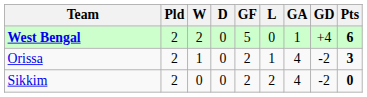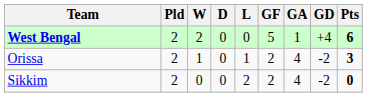columns swapped: (272, 15) <-> (247, 15)
